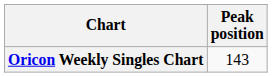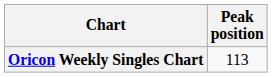(237, 59) 143 -> (237, 59) 113
